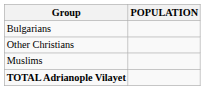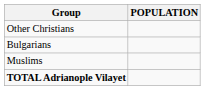rows swapped: (29, 28) <-> (40, 45)
